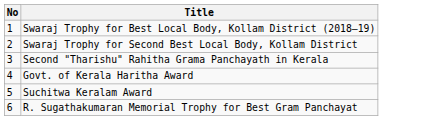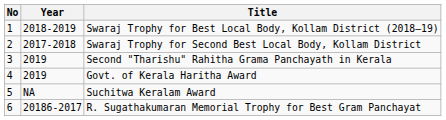+ column: (52, 12)
